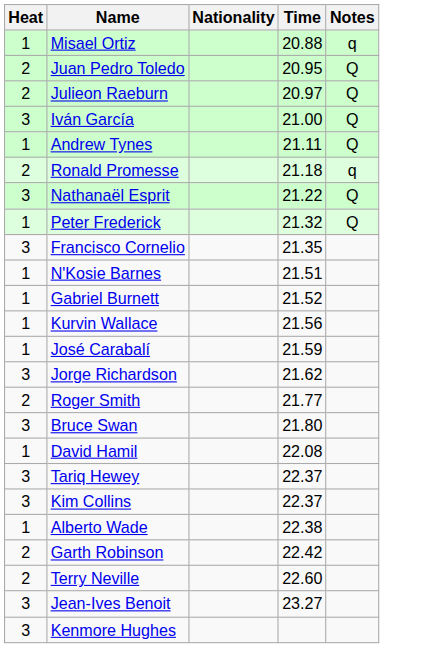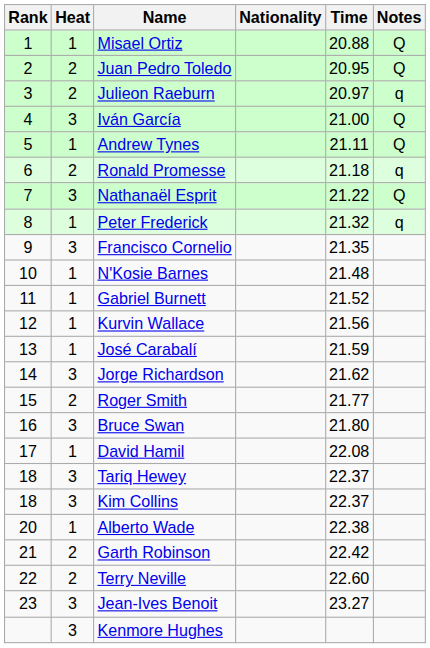+ column: (28, 17)
(352, 43) q -> (399, 43) Q
(352, 94) Q -> (399, 94) q
(352, 222) Q -> (399, 222) q
(302, 273) 21.51 -> (349, 273) 21.48
